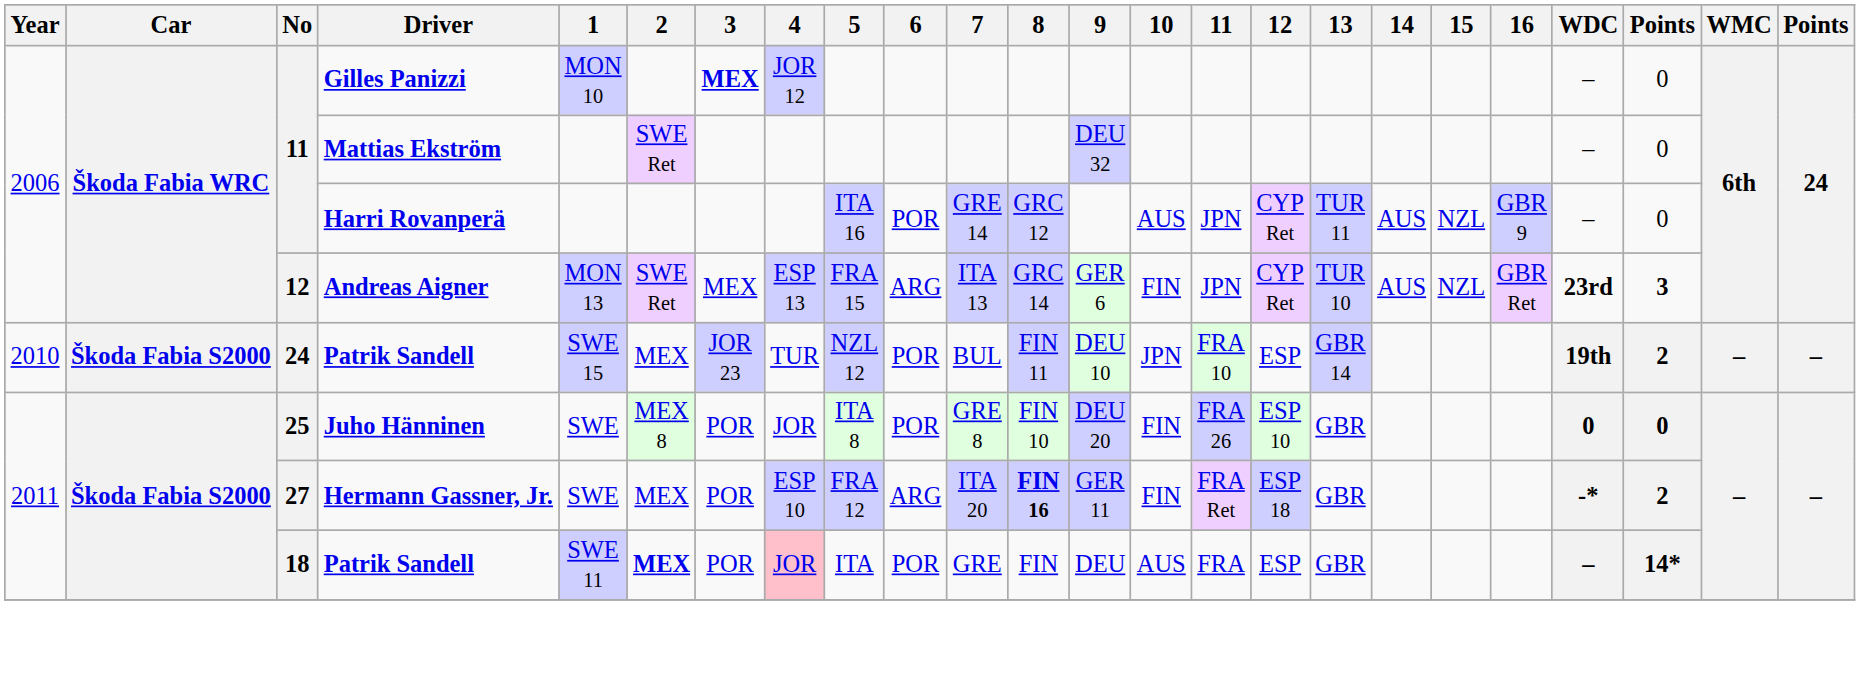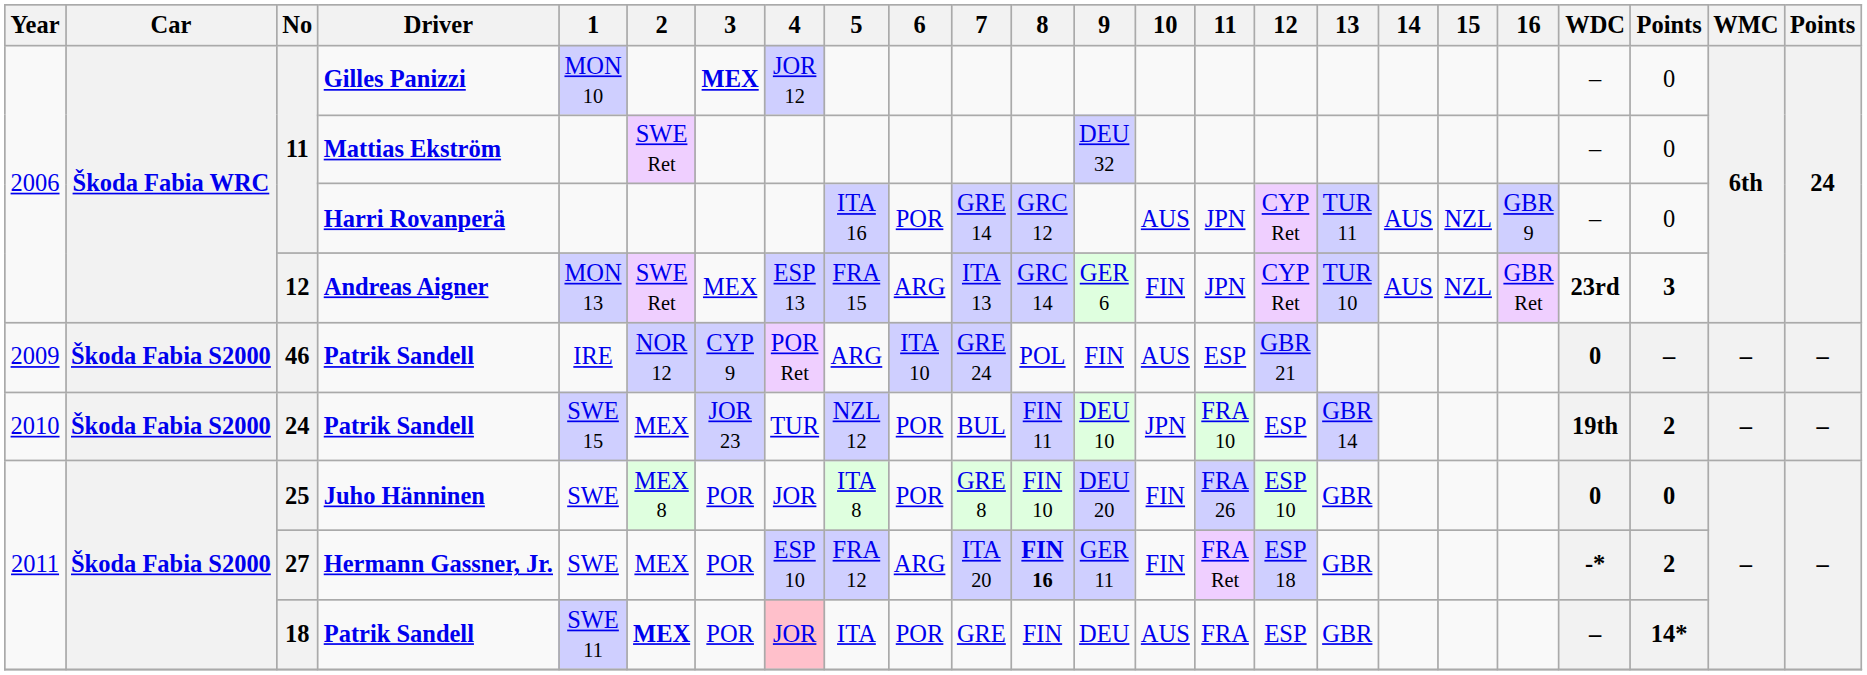+ row: (297, 357)
